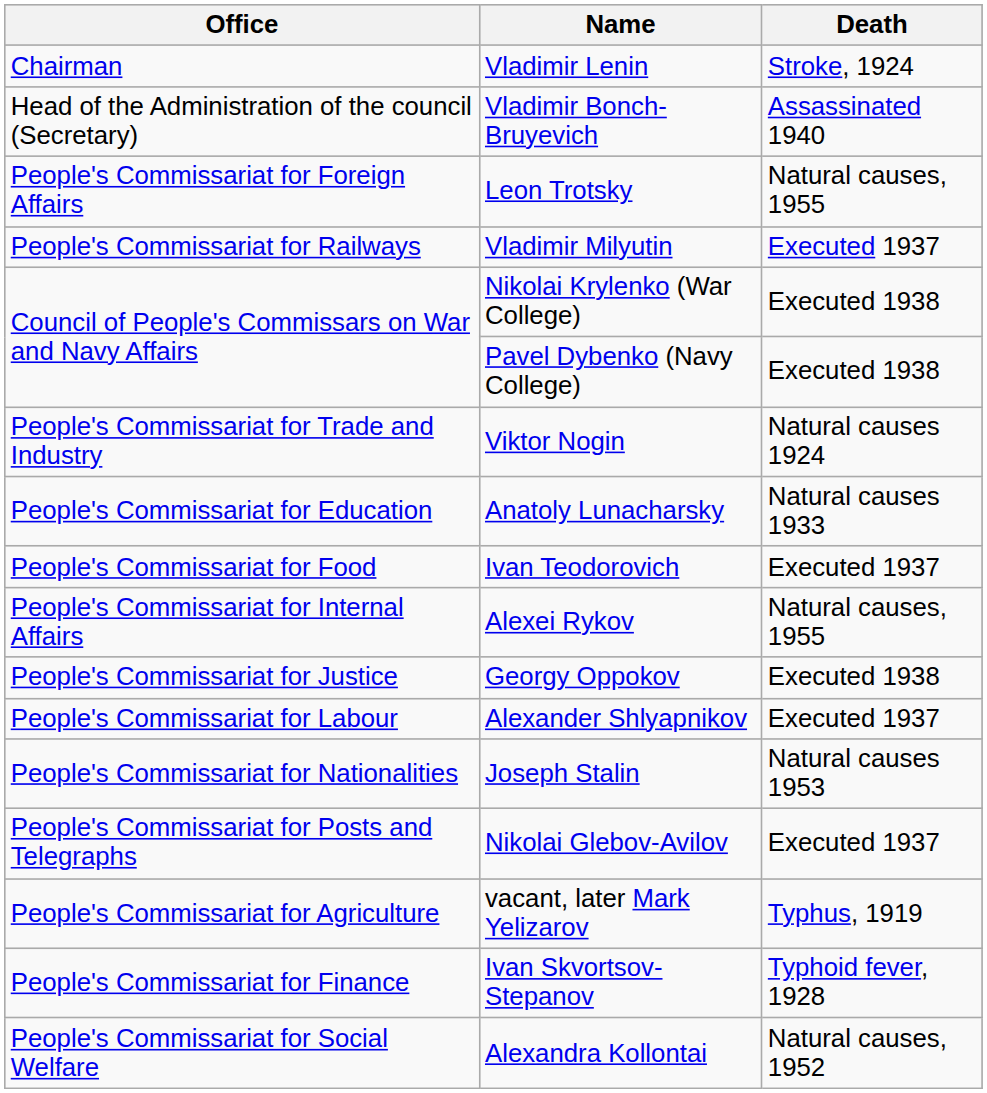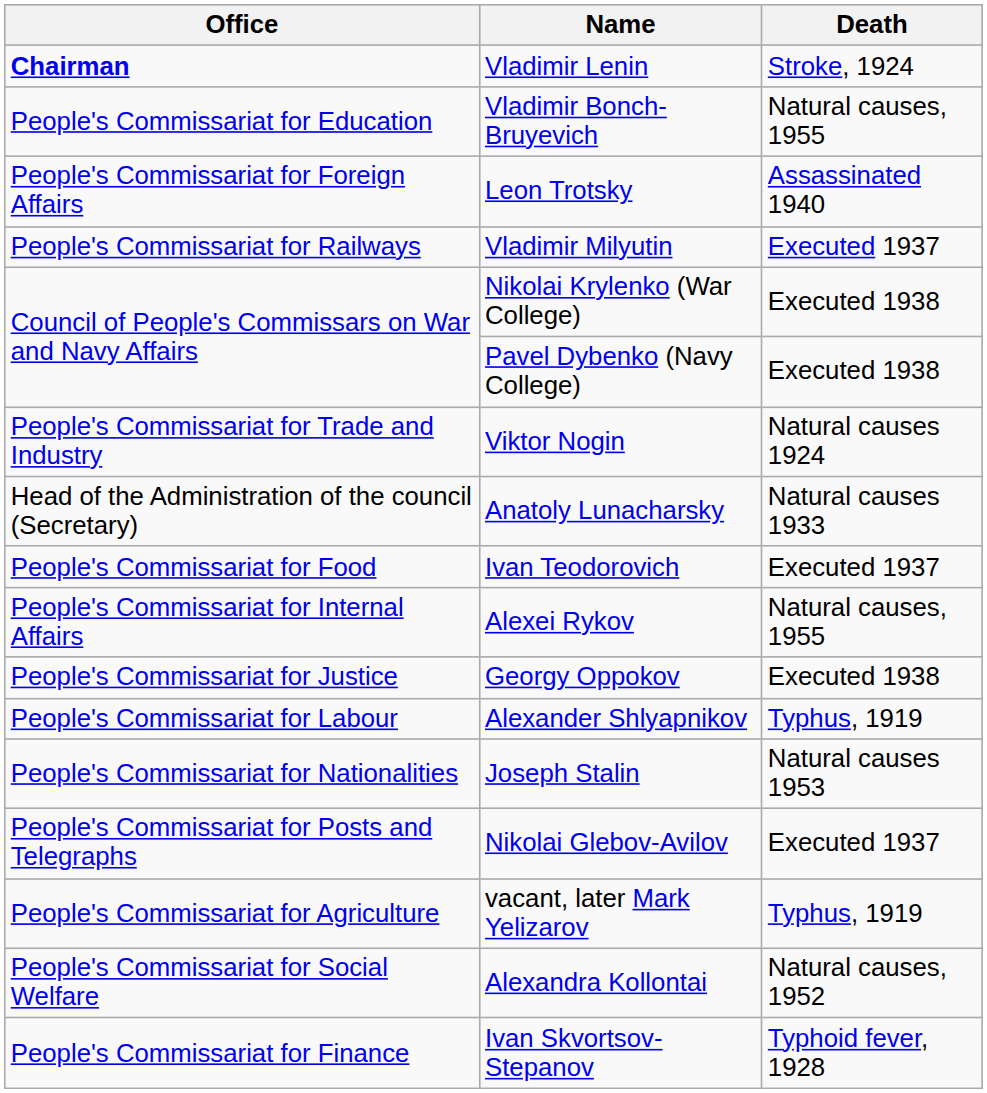(67, 65) normal -> (70, 65) bold
(241, 121) Head of the Administration of the council (Secretary) -> (222, 121) People's Commissariat for Education
(844, 121) Assassinated 1940 -> (857, 121) Natural causes, 1955
(857, 190) Natural causes, 1955 -> (844, 190) Assassinated 1940
(222, 511) People's Commissariat for Education -> (241, 511) Head of the Administration of the council (Secretary)
(854, 718) Executed 1937 -> (845, 718) Typhus, 1919
rows swapped: (574, 982) <-> (596, 1052)
